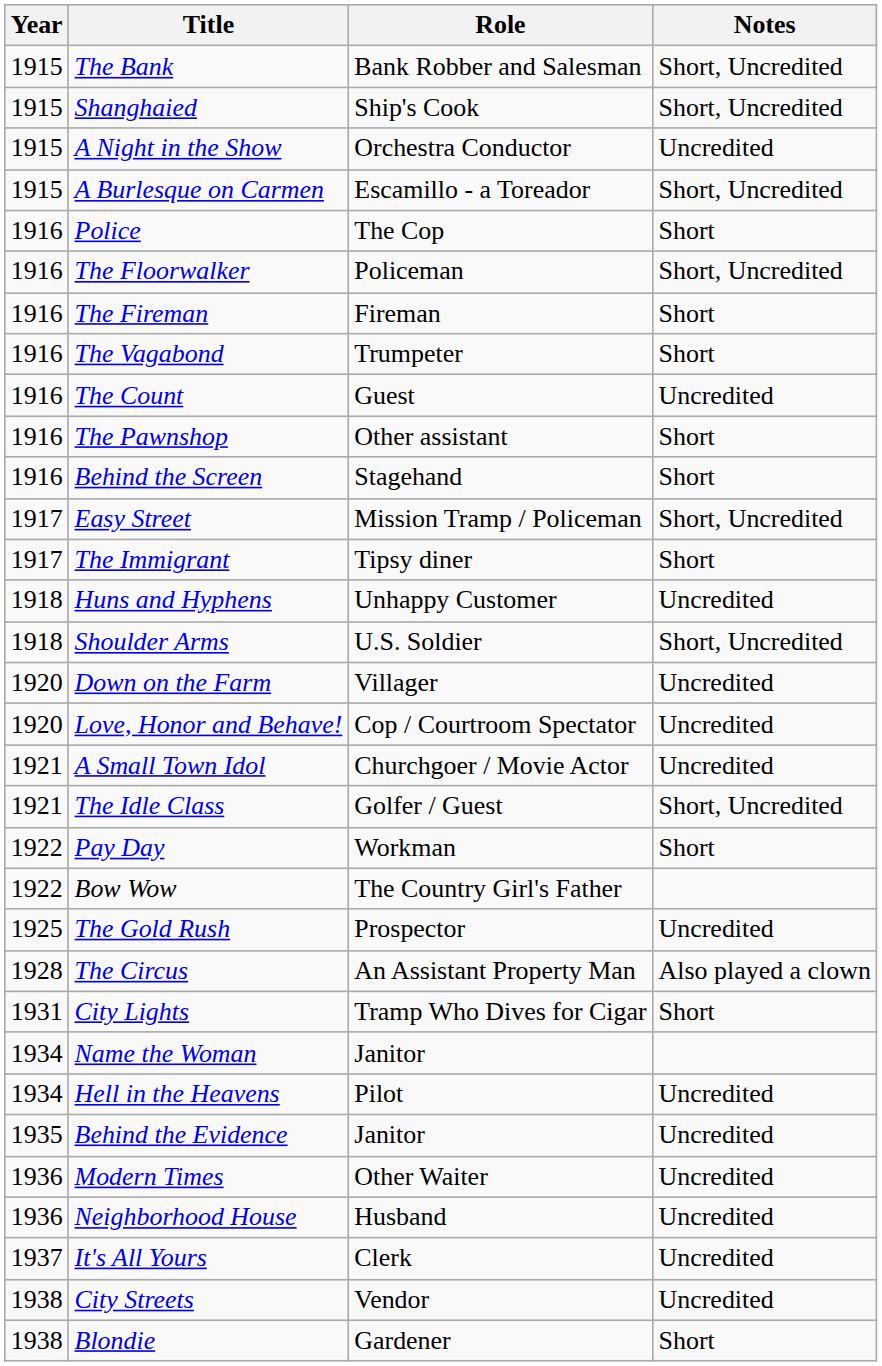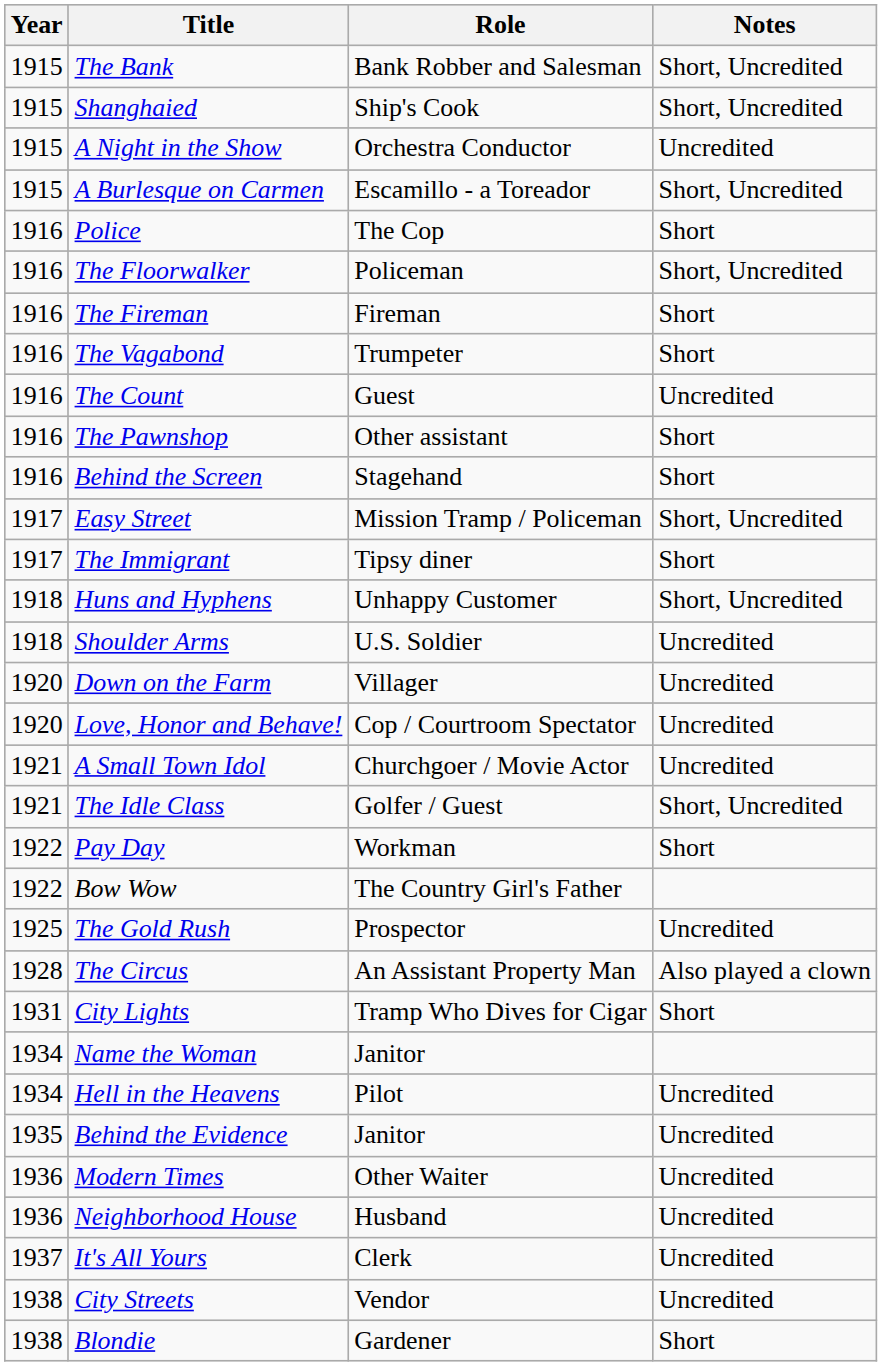(716, 600) Uncredited -> (751, 600) Short, Uncredited
(751, 641) Short, Uncredited -> (716, 641) Uncredited
